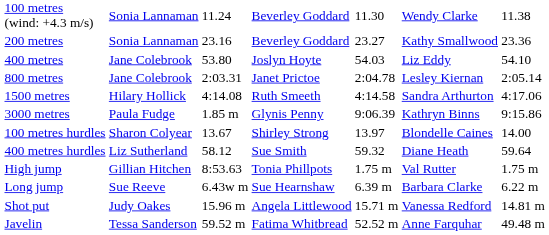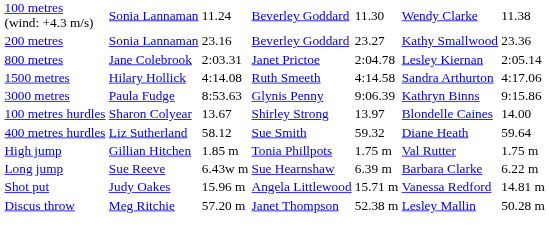- row: (34, 59)
(220, 114) 1.85 m -> (222, 96) 8:53.63
(222, 169) 8:53.63 -> (220, 150) 1.85 m
+ row: (40, 205)
- row: (23, 223)
